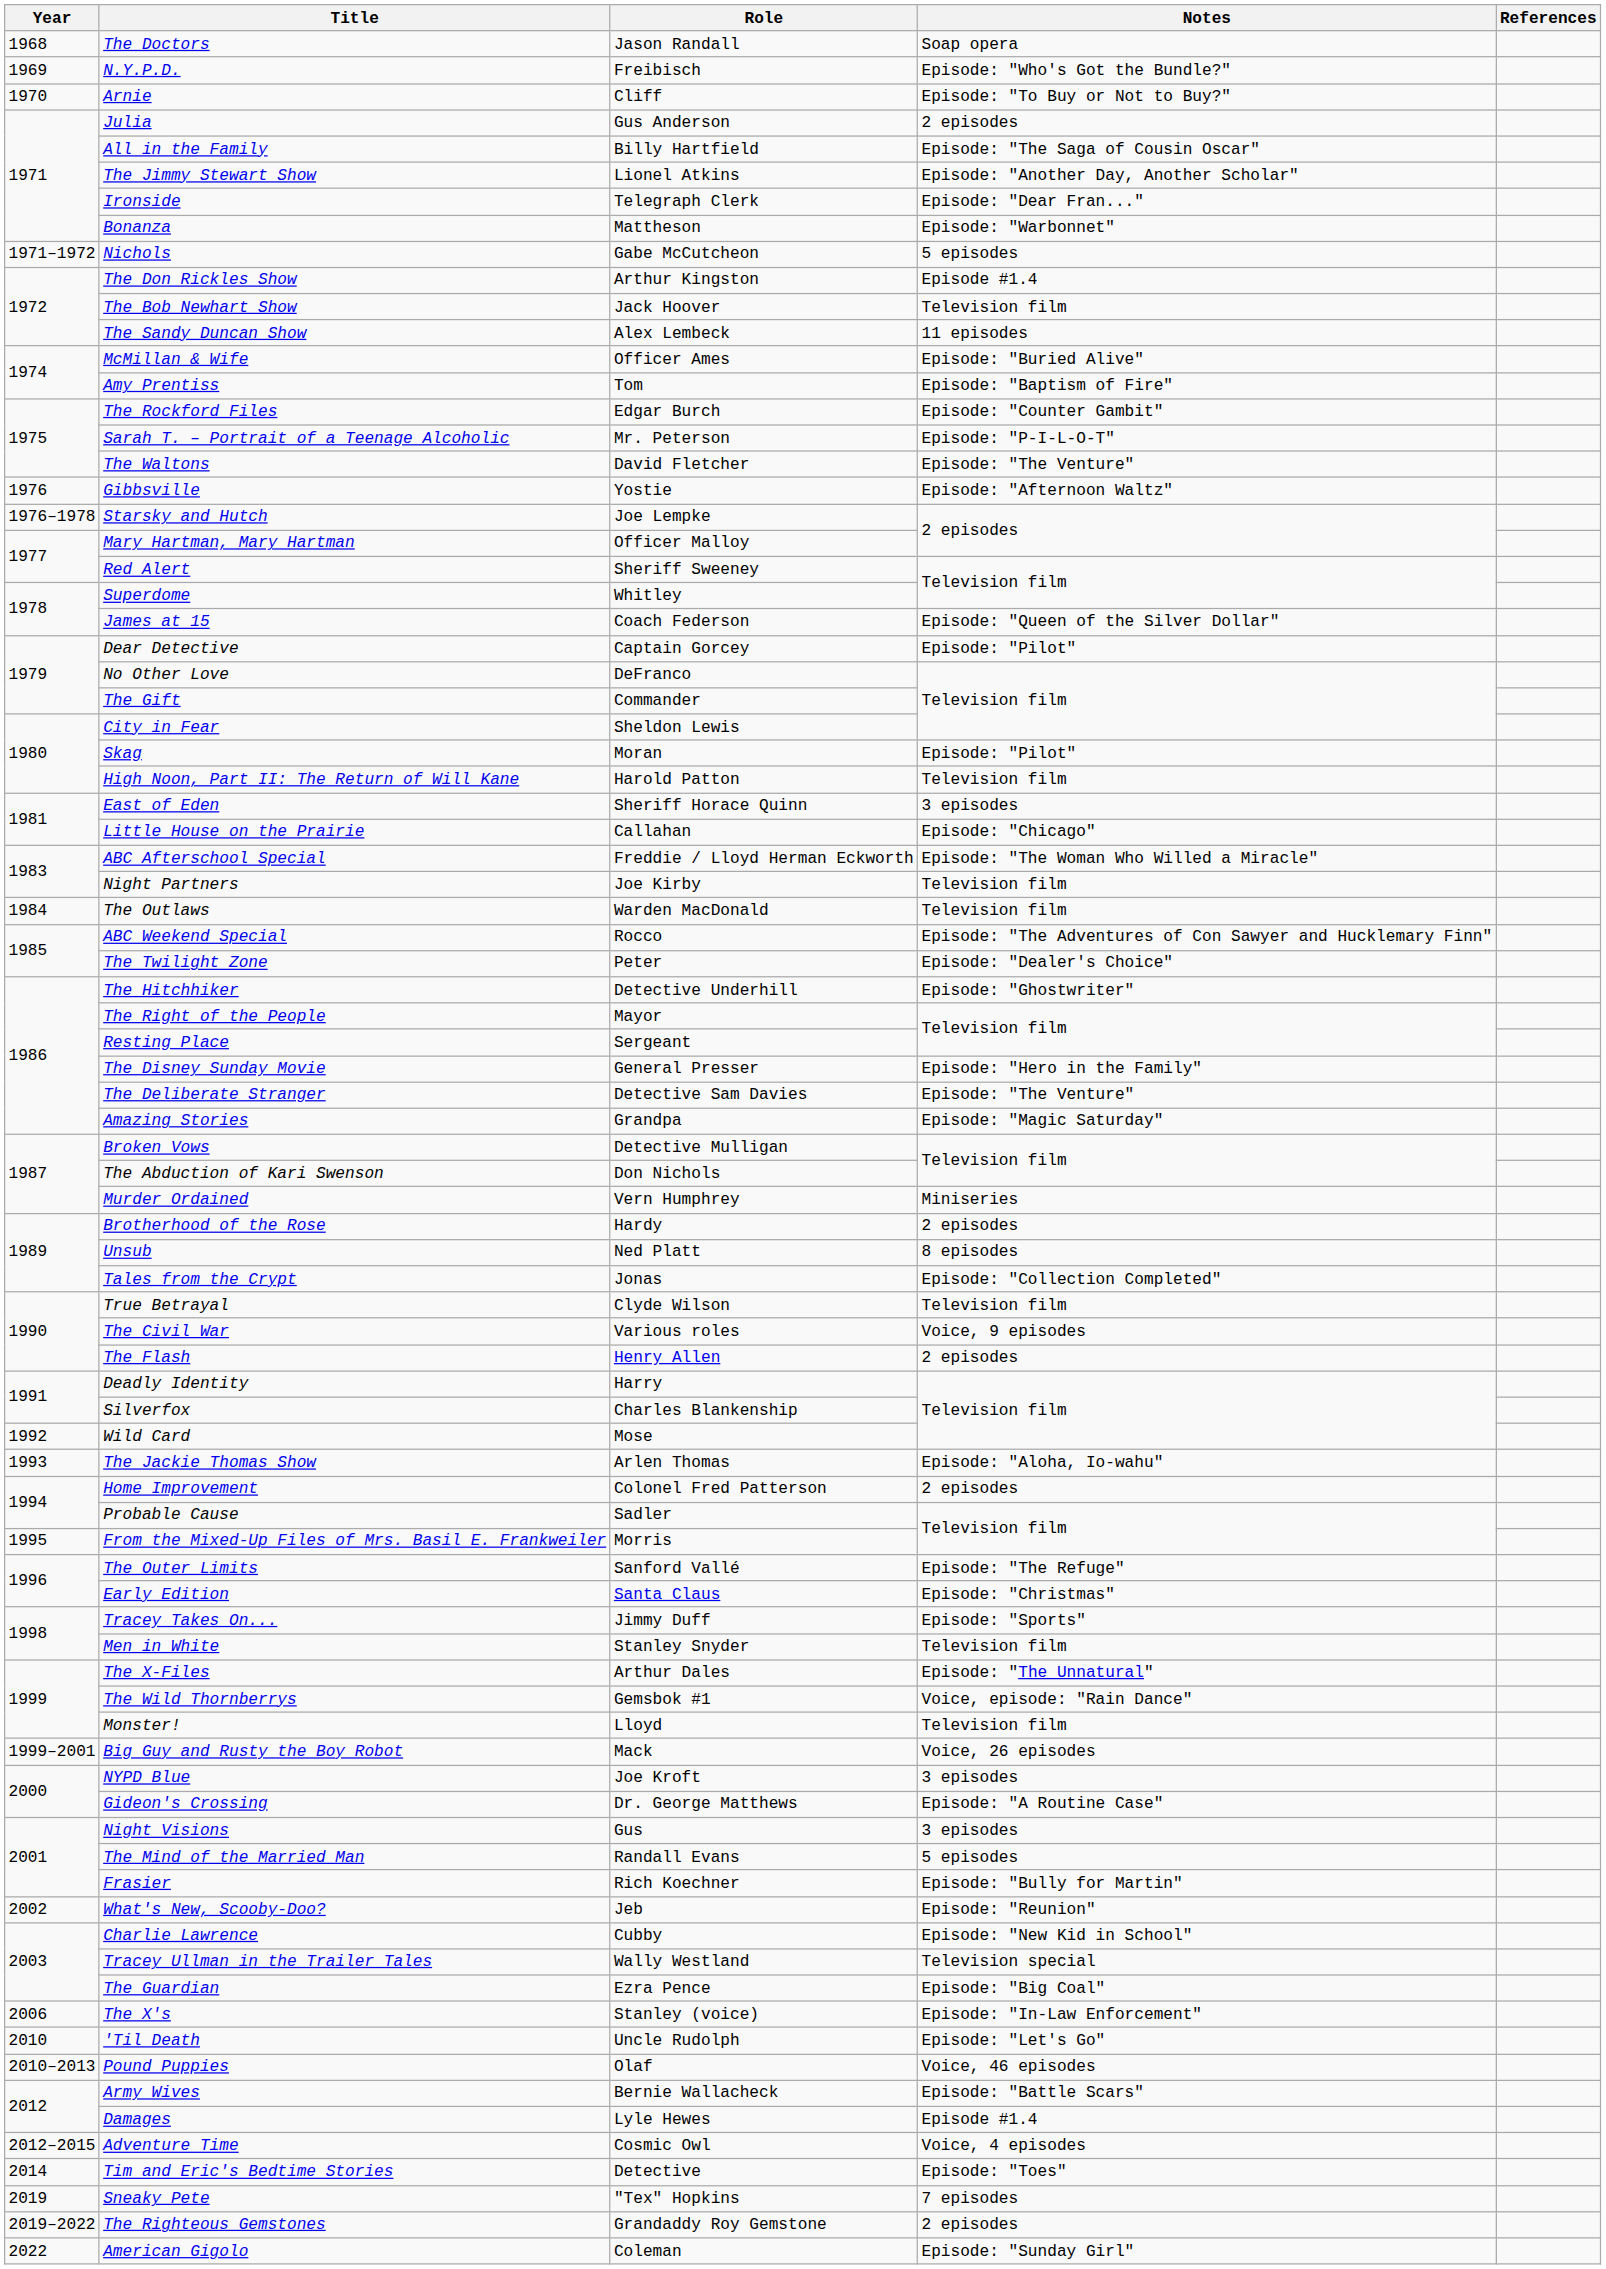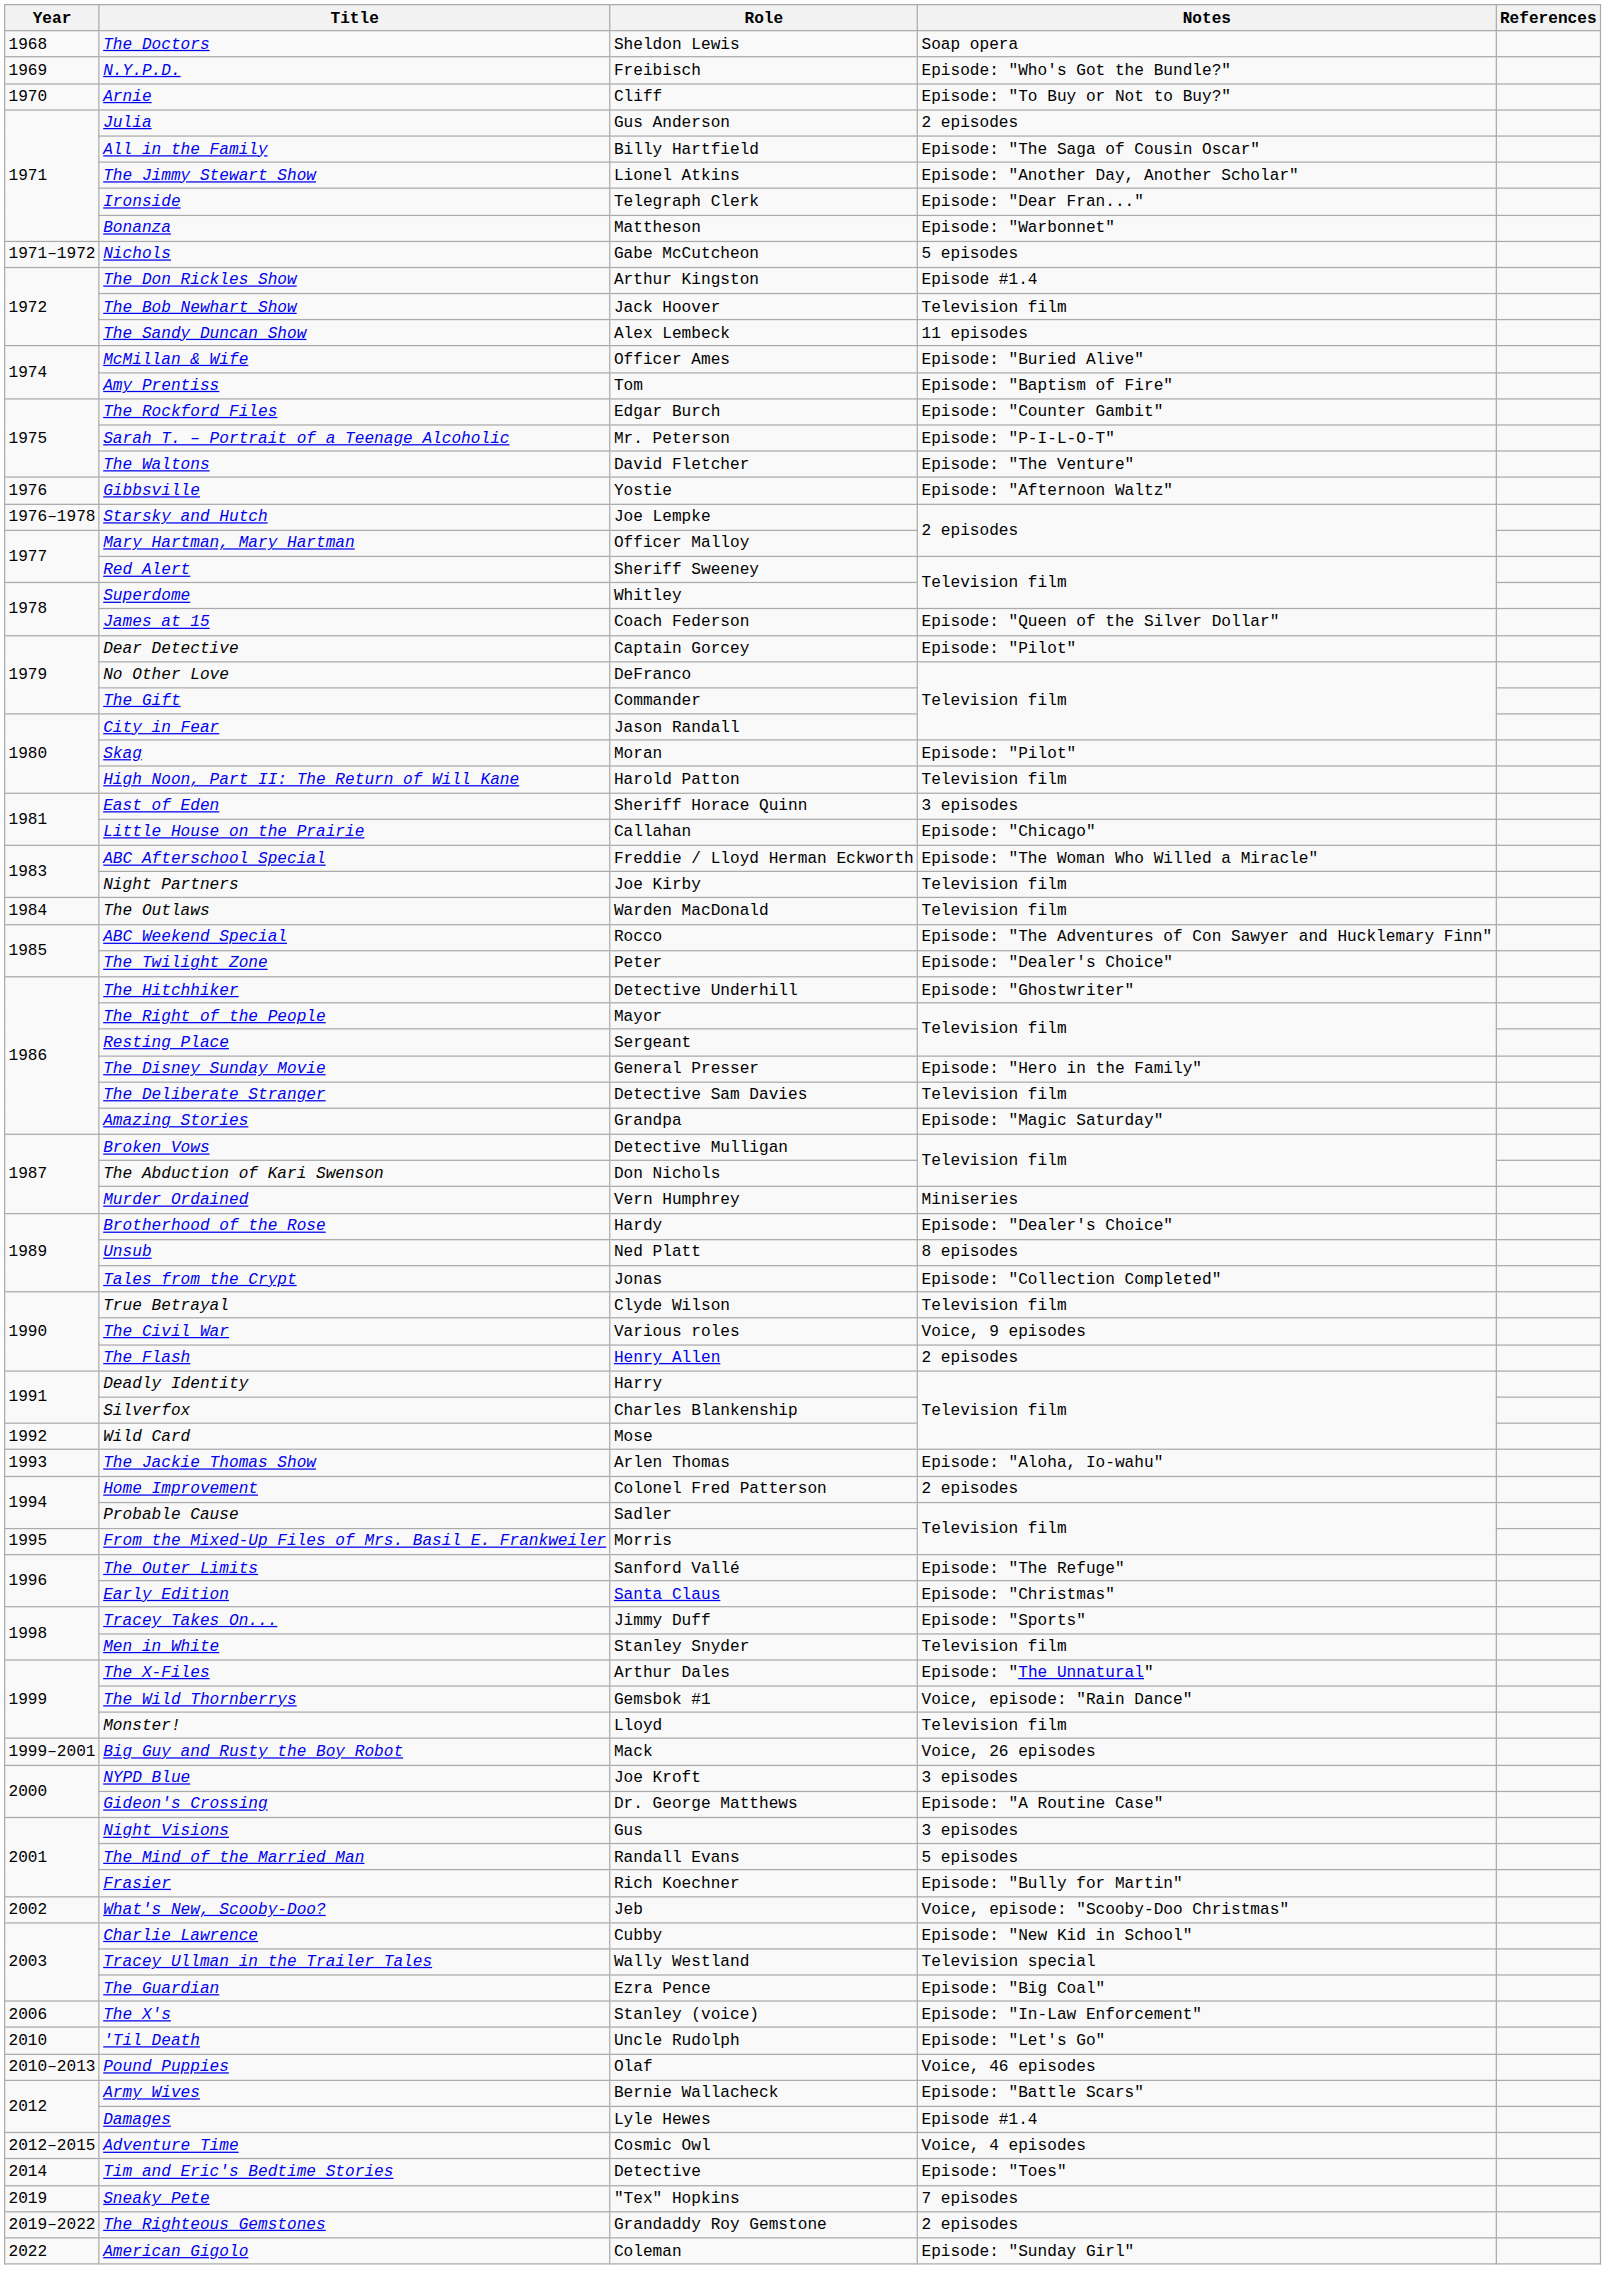(677, 44) Jason Randall -> (677, 44) Sheldon Lewis
(677, 727) Sheldon Lewis -> (677, 727) Jason Randall
(1028, 1095) Episode: "The Venture" -> (994, 1095) Television film
(970, 1226) 2 episodes -> (1047, 1226) Episode: "Dealer's Choice"
(1009, 1909) Episode: "Reunion" -> (1105, 1909) Voice, episode: "Scooby-Doo Christmas"
